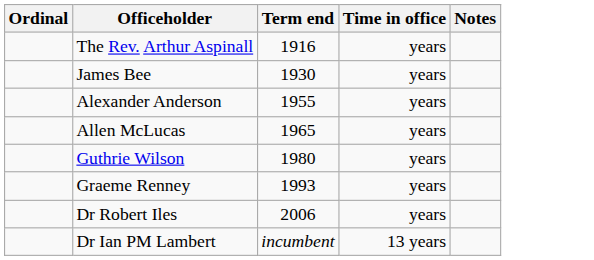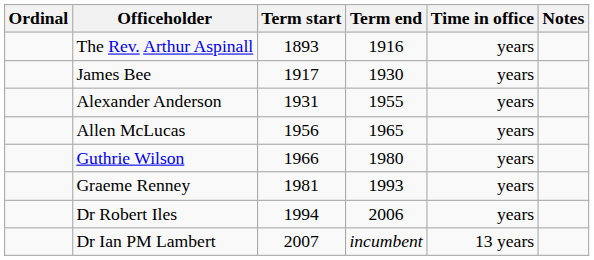+ column: (301, 18)
